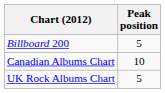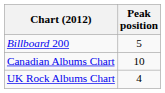(139, 79) 5 -> (139, 79) 4
